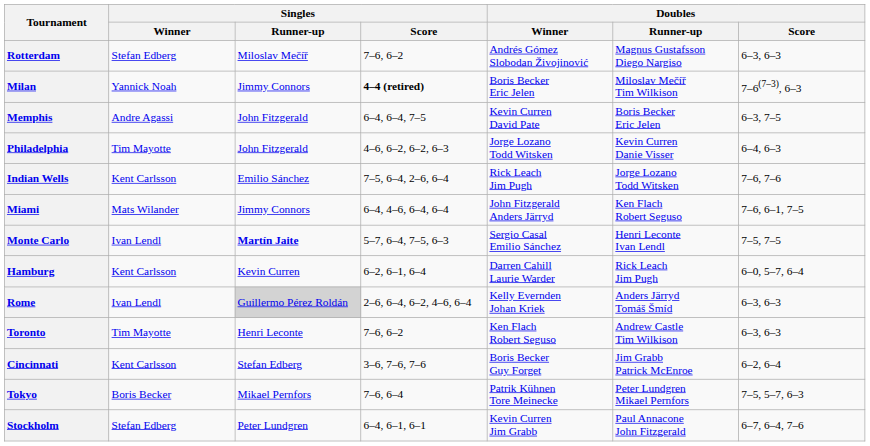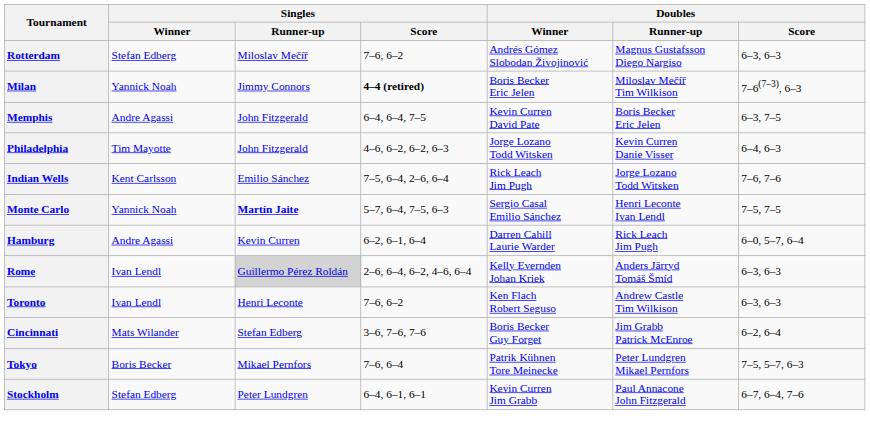- row: (23, 209)
(136, 240) Ivan Lendl -> (144, 209) Yannick Noah
(144, 271) Kent Carlsson -> (142, 240) Andre Agassi
(141, 333) Tim Mayotte -> (136, 302) Ivan Lendl
(144, 363) Kent Carlsson -> (145, 333) Mats Wilander
